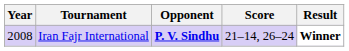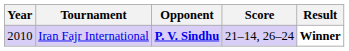(20, 35) 2008 -> (20, 35) 2010
